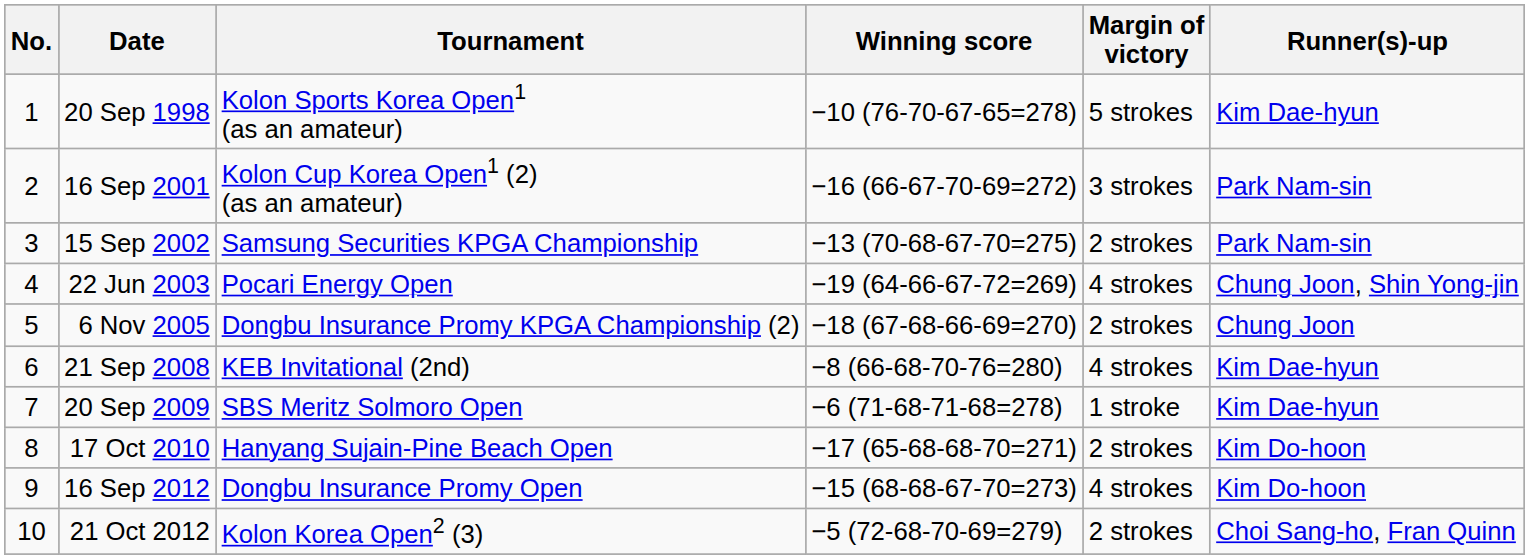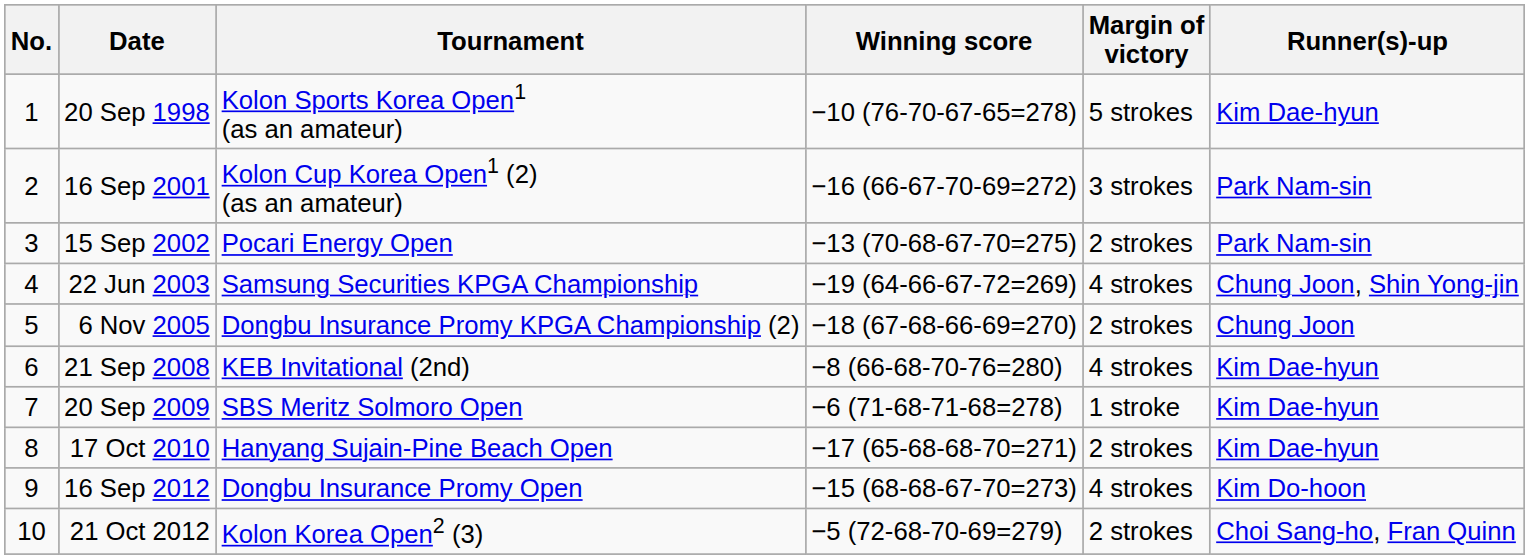(460, 244) Samsung Securities KPGA Championship -> (337, 244) Pocari Energy Open
(337, 285) Pocari Energy Open -> (460, 285) Samsung Securities KPGA Championship
(1291, 447) Kim Do-hoon -> (1297, 447) Kim Dae-hyun
